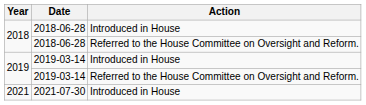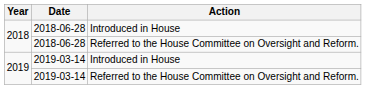- row: (18, 92)
